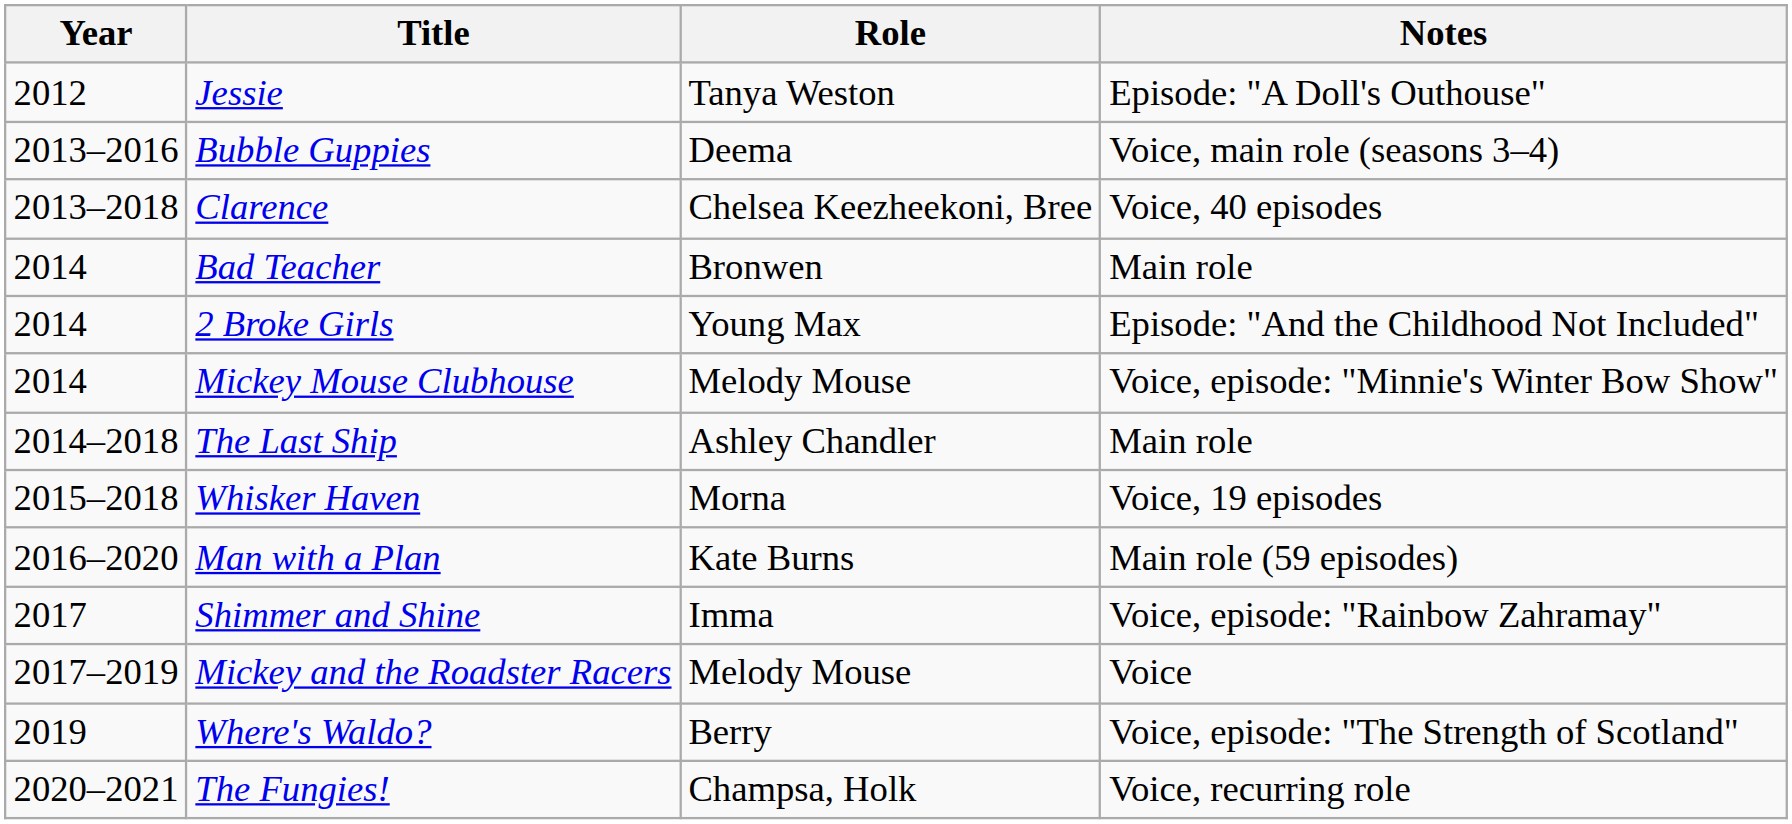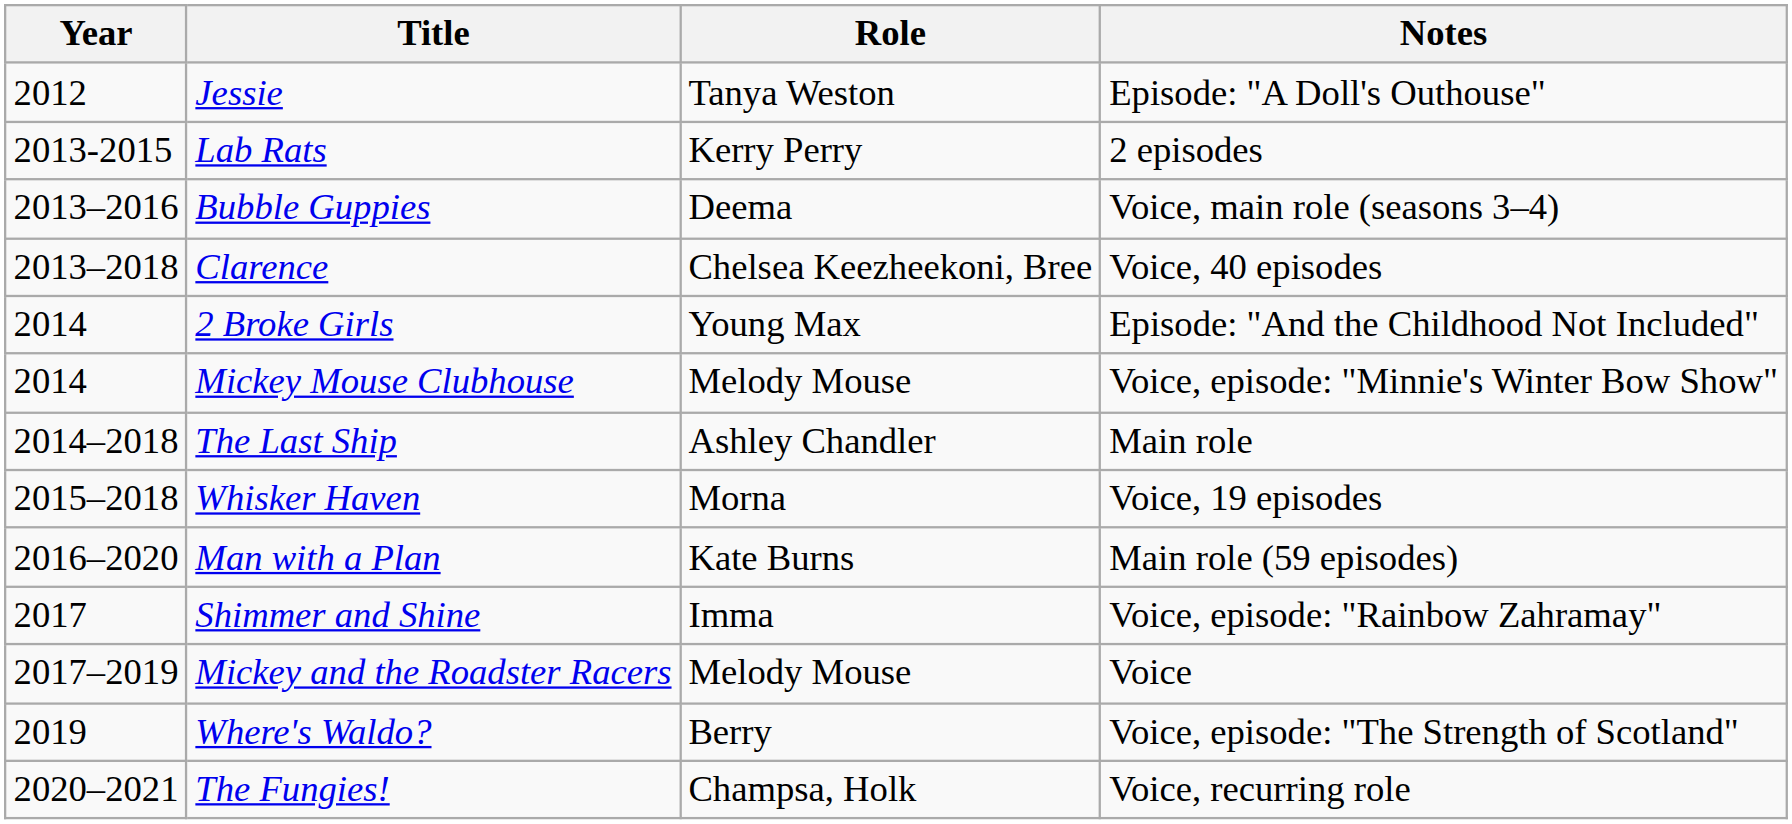+ row: (261, 149)
- row: (288, 265)
